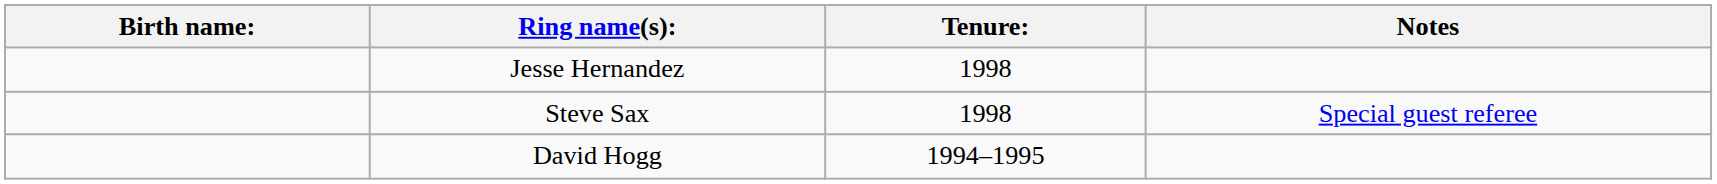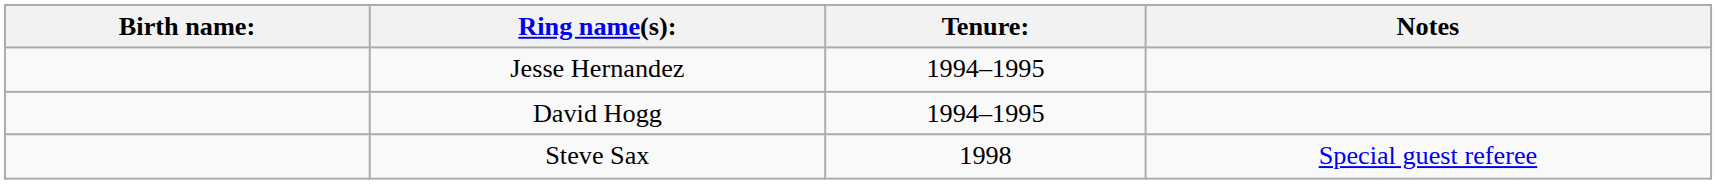(985, 69) 1998 -> (985, 69) 1994–1995
rows swapped: (597, 112) <-> (597, 155)
